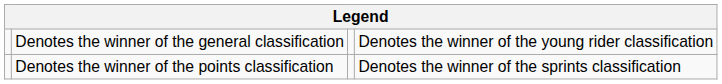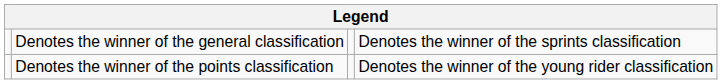(536, 41) Denotes the winner of the young rider classification -> (520, 41) Denotes the winner of the sprints classification
(520, 66) Denotes the winner of the sprints classification -> (536, 66) Denotes the winner of the young rider classification
